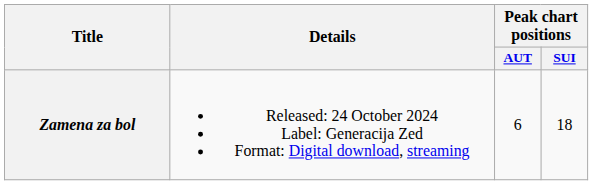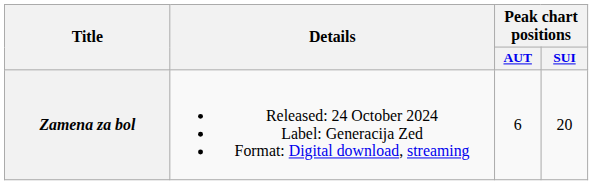(564, 124) 18 -> (564, 124) 20
